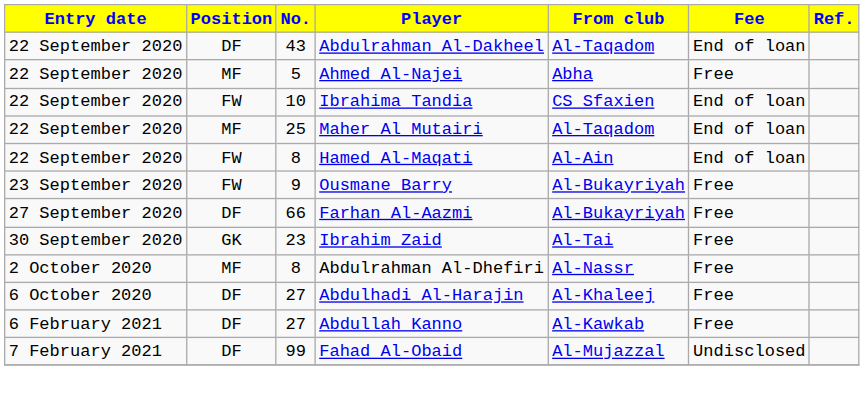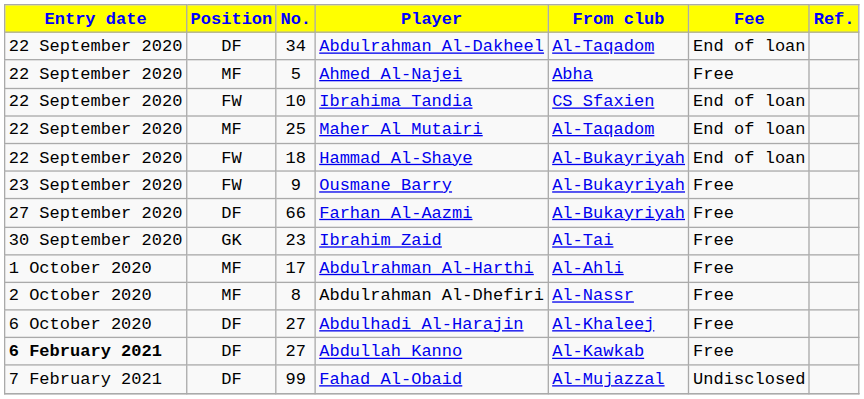(296, 46) 43 -> (296, 46) 34
- row: (396, 157)
+ row: (396, 157)
+ row: (427, 268)
(85, 324) normal -> (85, 352) bold
